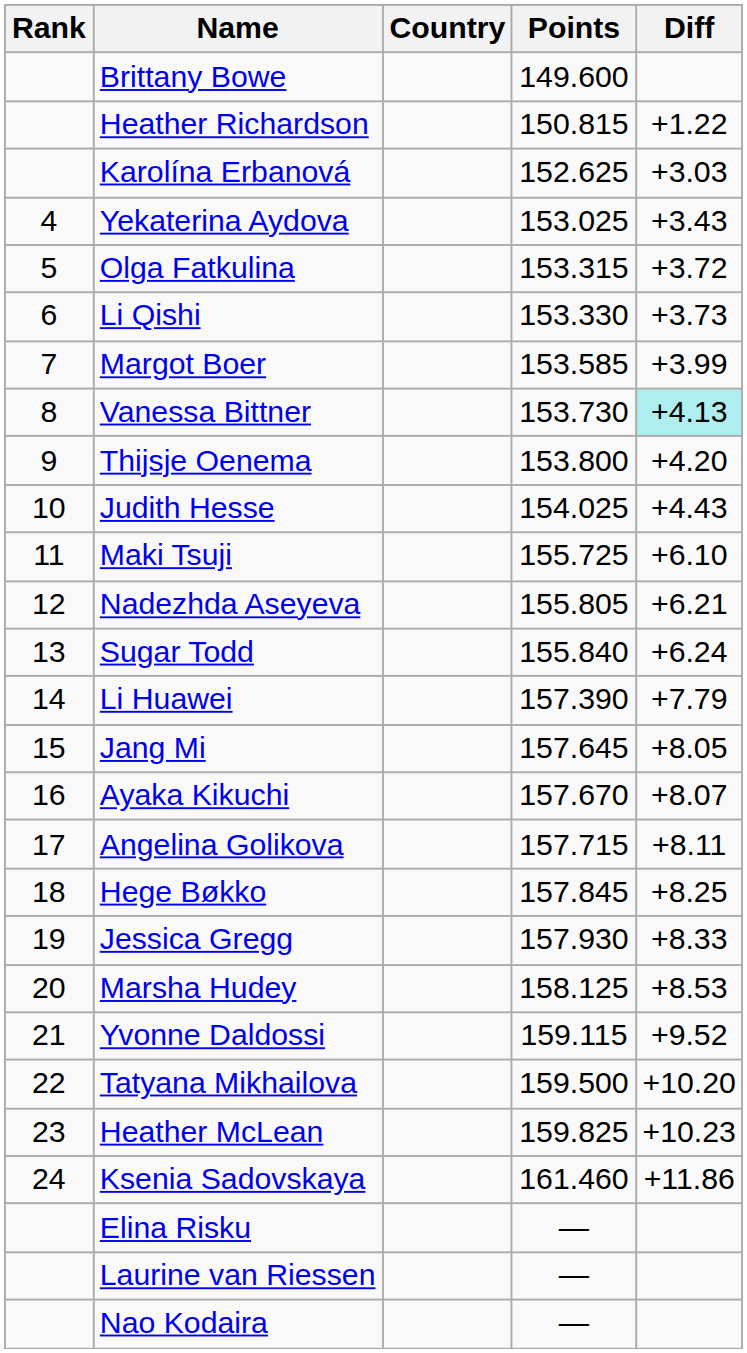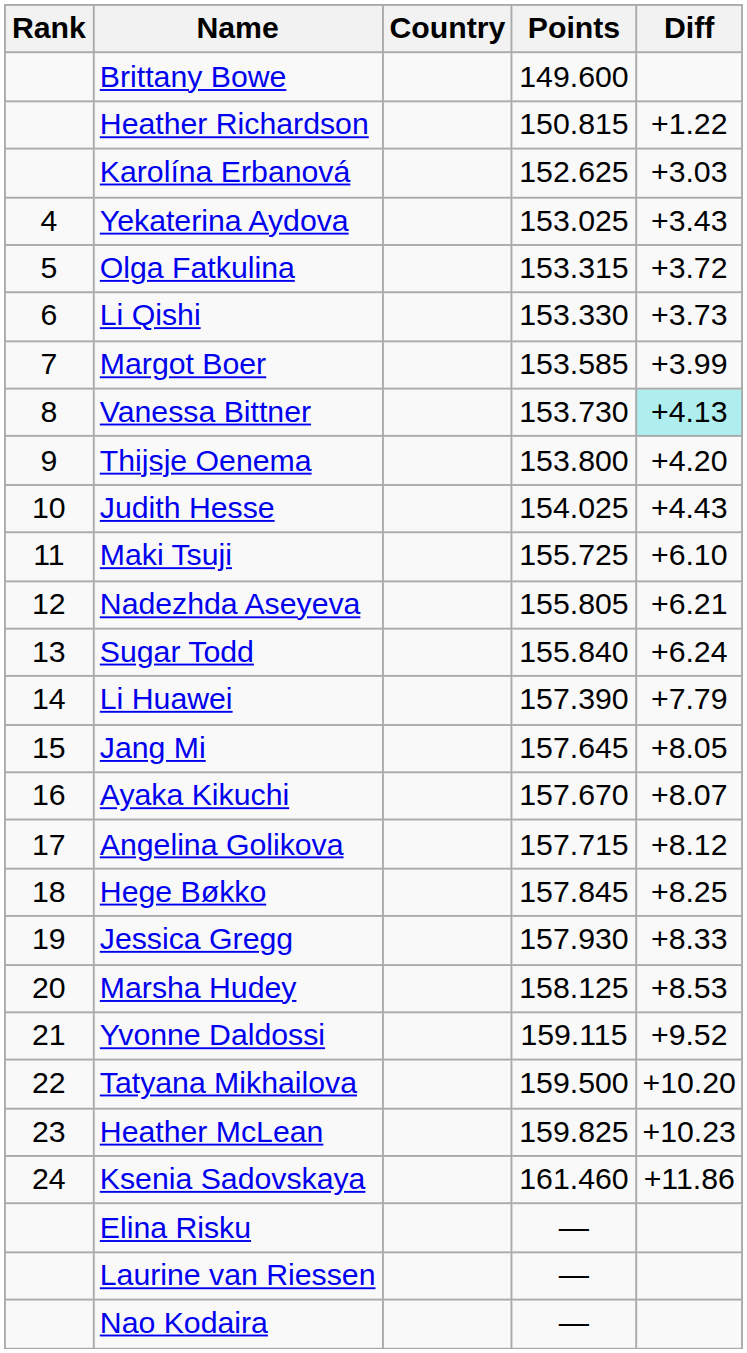(689, 843) +8.11 -> (689, 843) +8.12
